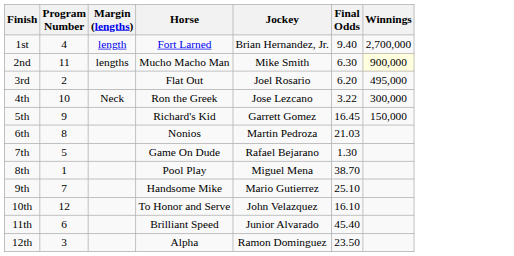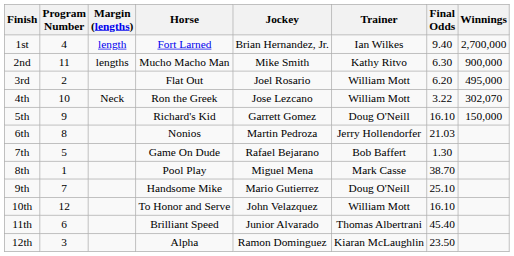+ column: (379, 19)
(388, 62) lightyellow background -> (484, 62) no background
(388, 98) 300,000 -> (484, 98) 302,070
(347, 116) 16.45 -> (442, 116) 16.10
